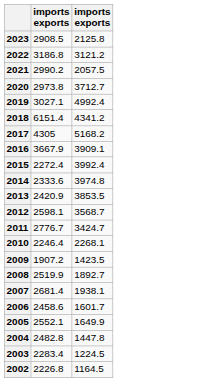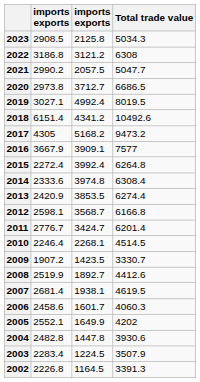+ column: (154, 17)
